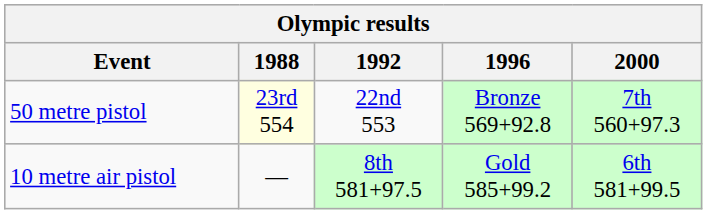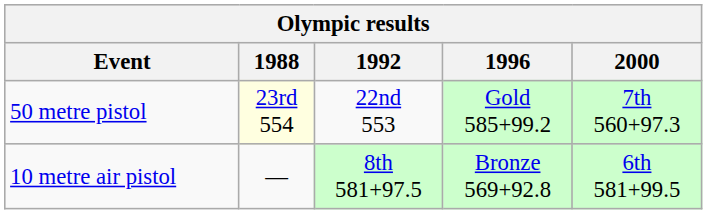(508, 112) Bronze 569+92.8 -> (508, 112) Gold 585+99.2
(508, 176) Gold 585+99.2 -> (508, 176) Bronze 569+92.8
